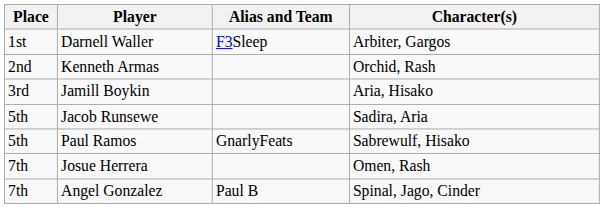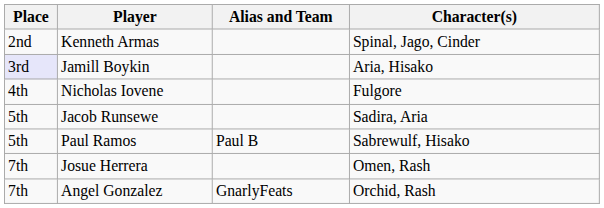- row: (107, 41)
(394, 66) Orchid, Rash -> (416, 41) Spinal, Jago, Cinder
(19, 91) no background -> (19, 66) lavender background
+ row: (112, 91)
(254, 141) GnarlyFeats -> (237, 141) Paul B
(237, 191) Paul B -> (254, 191) GnarlyFeats
(416, 191) Spinal, Jago, Cinder -> (394, 191) Orchid, Rash
